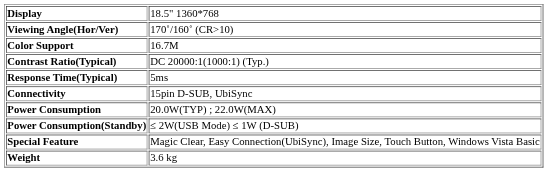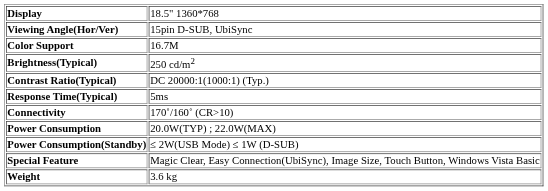(192, 29) 170˚/160˚ (CR>10) -> (201, 29) 15pin D-SUB, UbiSync
+ row: (52, 63)
(201, 93) 15pin D-SUB, UbiSync -> (192, 112) 170˚/160˚ (CR>10)
